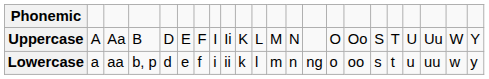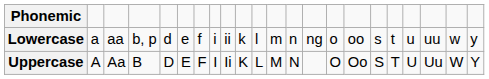rows swapped: (46, 62) <-> (46, 39)
